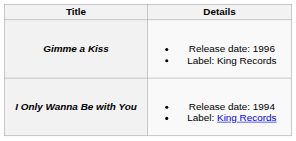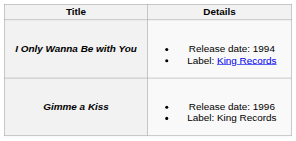rows swapped: (76, 107) <-> (76, 49)
